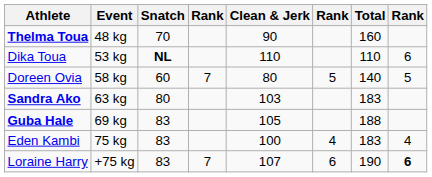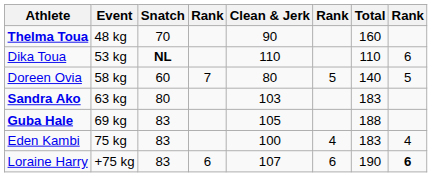(207, 162) 7 -> (207, 162) 6
